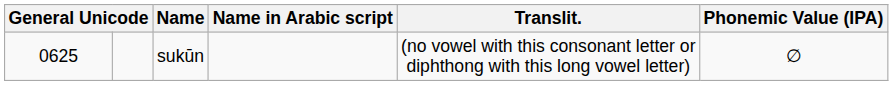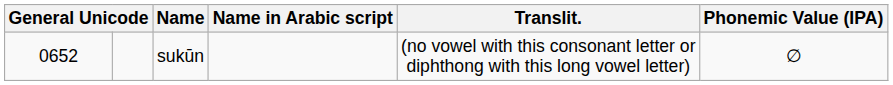(59, 56) 0625 -> (59, 56) 0652
